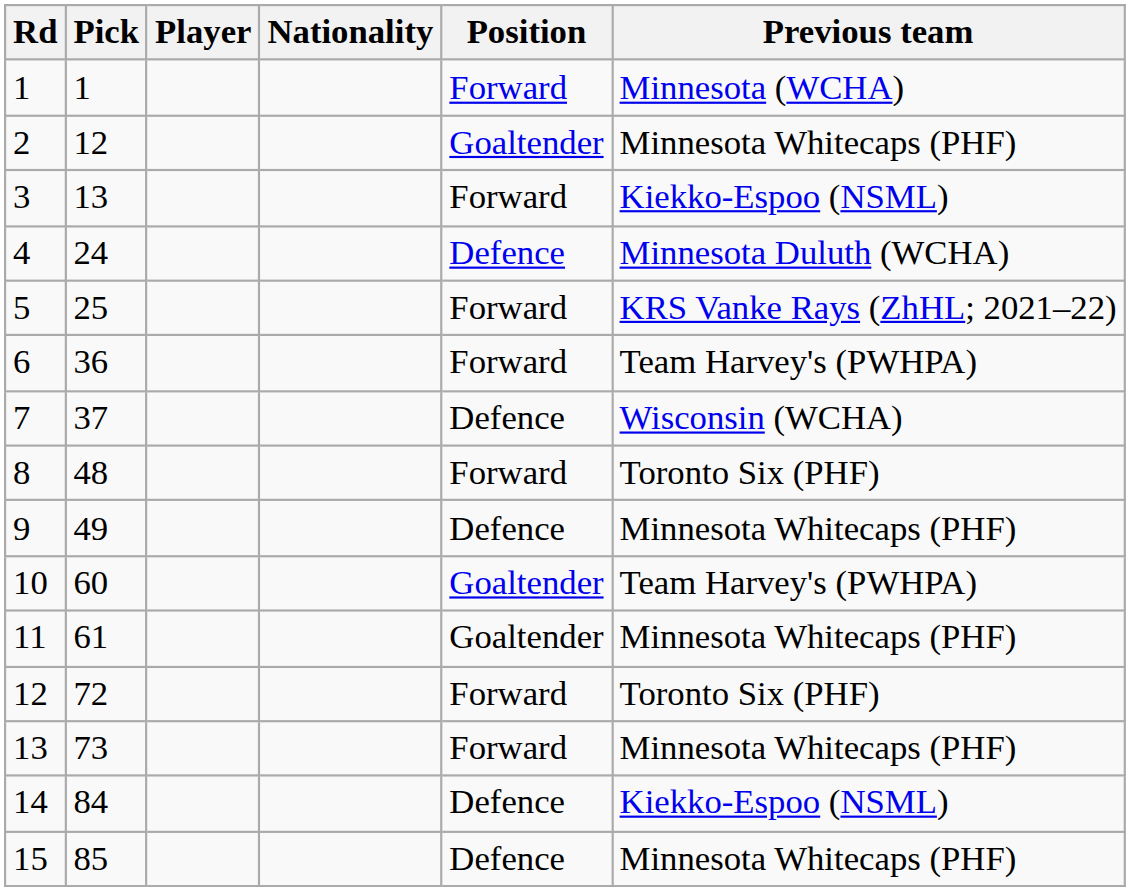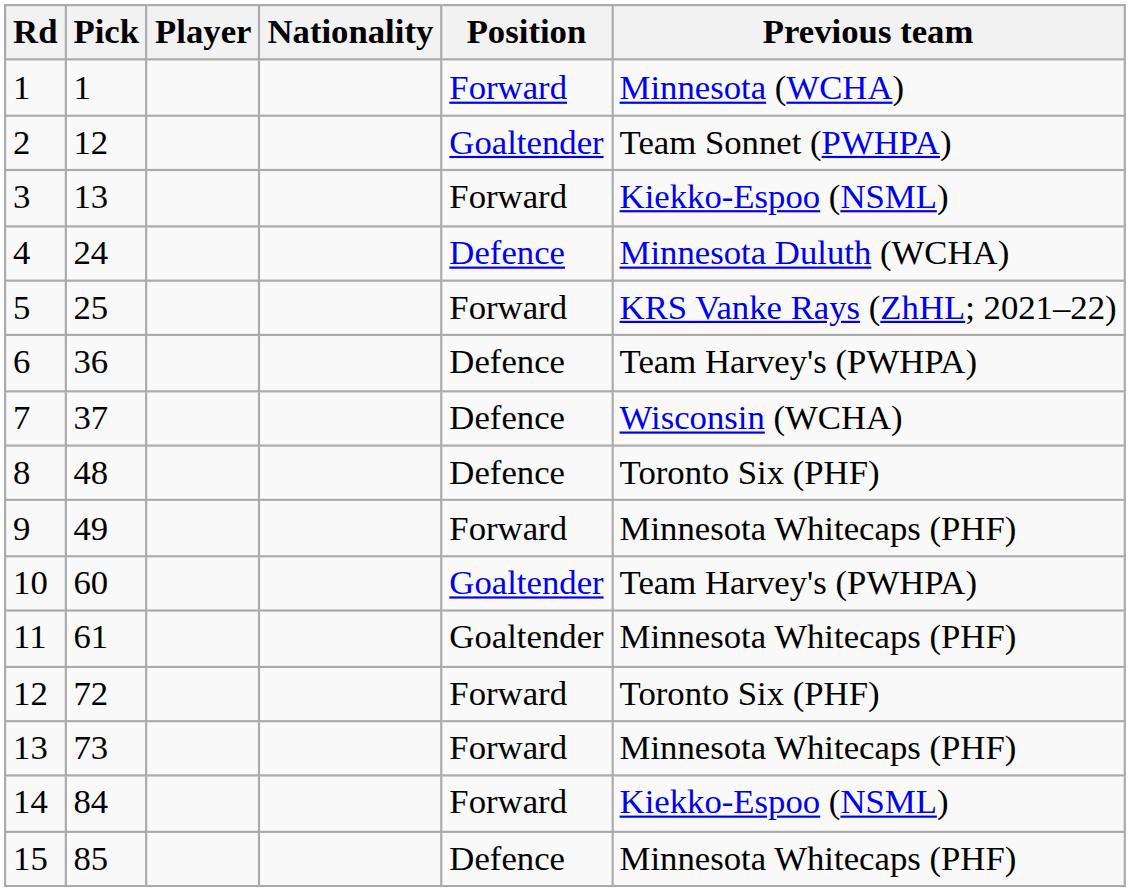(818, 142) Minnesota Whitecaps (PHF) -> (786, 142) Team Sonnet (PWHPA)
(508, 362) Forward -> (507, 362) Defence
(508, 472) Forward -> (507, 472) Defence
(507, 527) Defence -> (508, 527) Forward
(507, 802) Defence -> (508, 802) Forward
